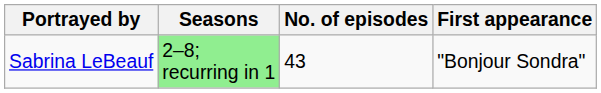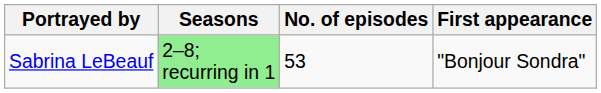(295, 61) 43 -> (295, 61) 53
